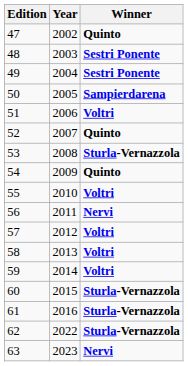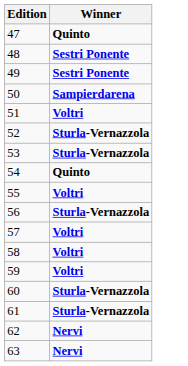- column: (65, 14)
(102, 133) Quinto -> (101, 133) Sturla-Vernazzola
(98, 212) Nervi -> (101, 212) Sturla-Vernazzola
(132, 331) Sturla-Vernazzola -> (67, 331) Nervi
